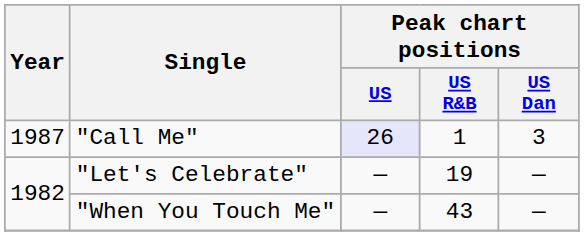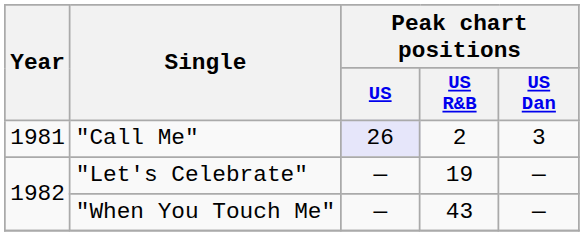(38, 138) 1987 -> (38, 138) 1981
(460, 138) 1 -> (460, 138) 2
